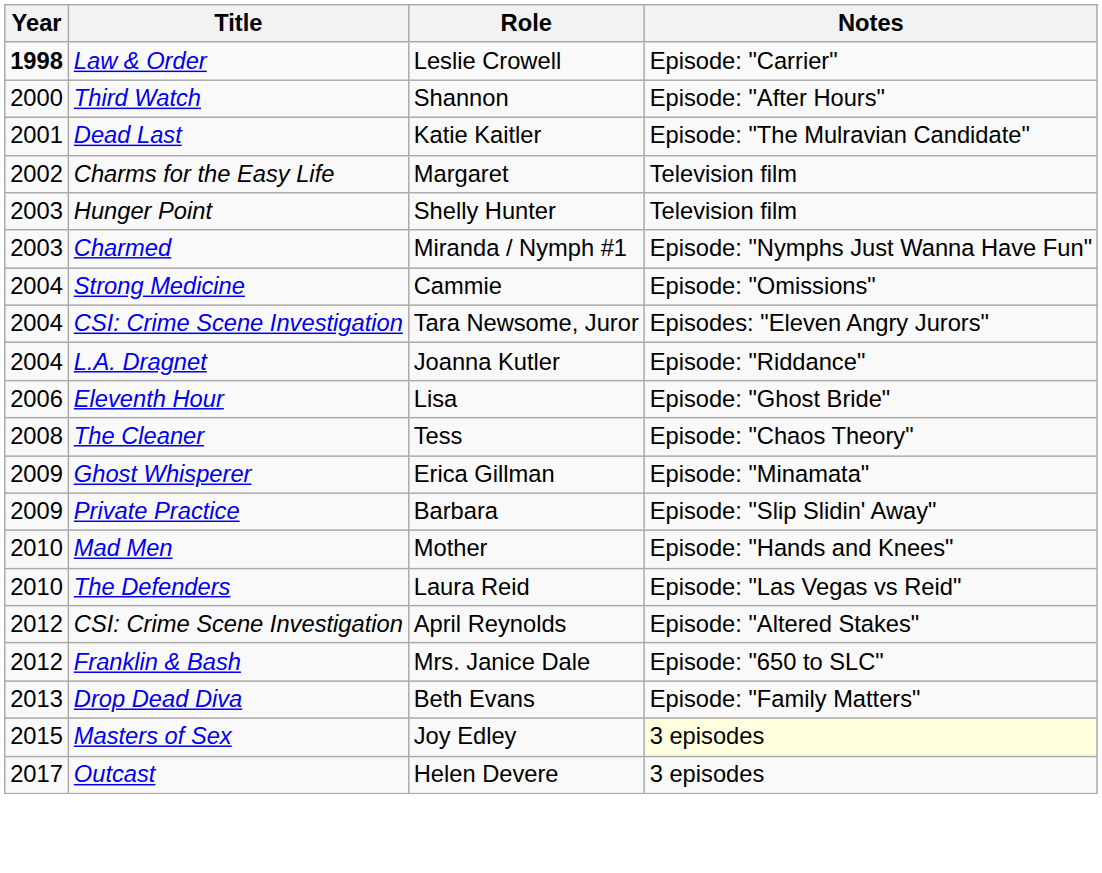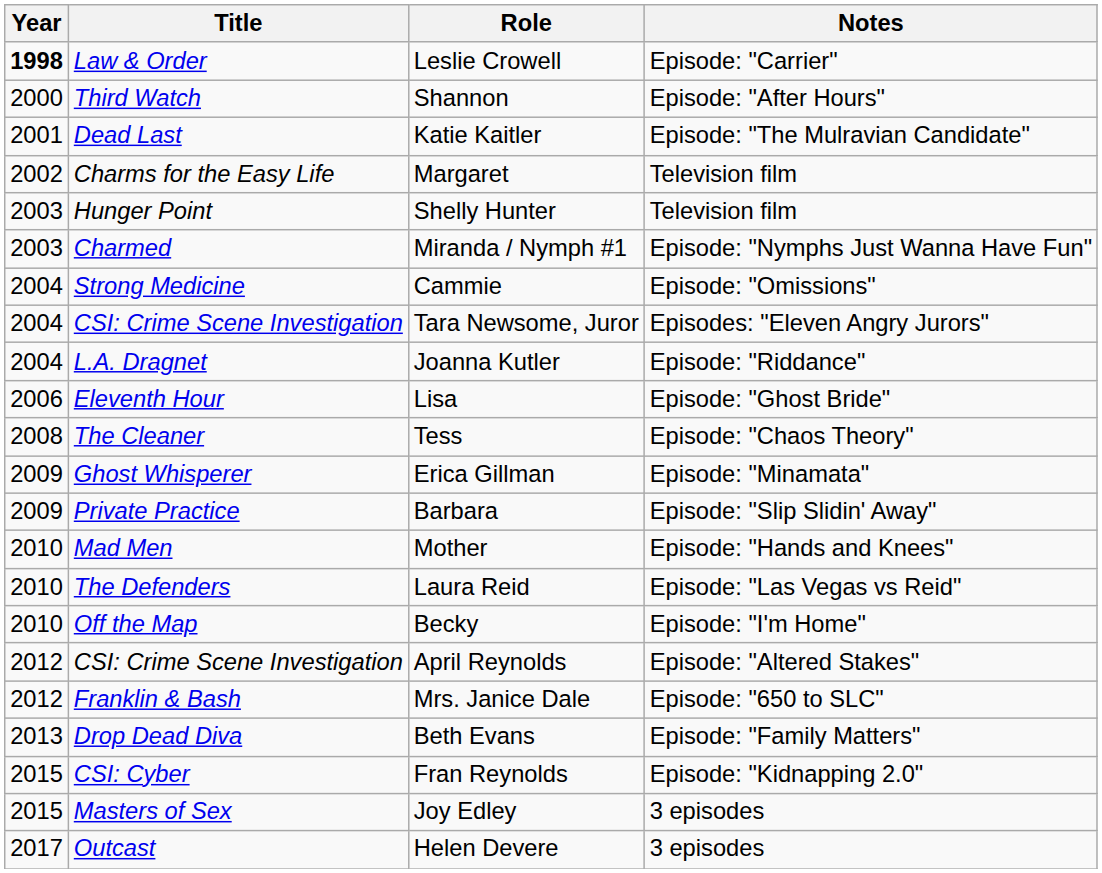+ row: (446, 624)
+ row: (491, 774)
(707, 736) lightyellow background -> (707, 811) no background
